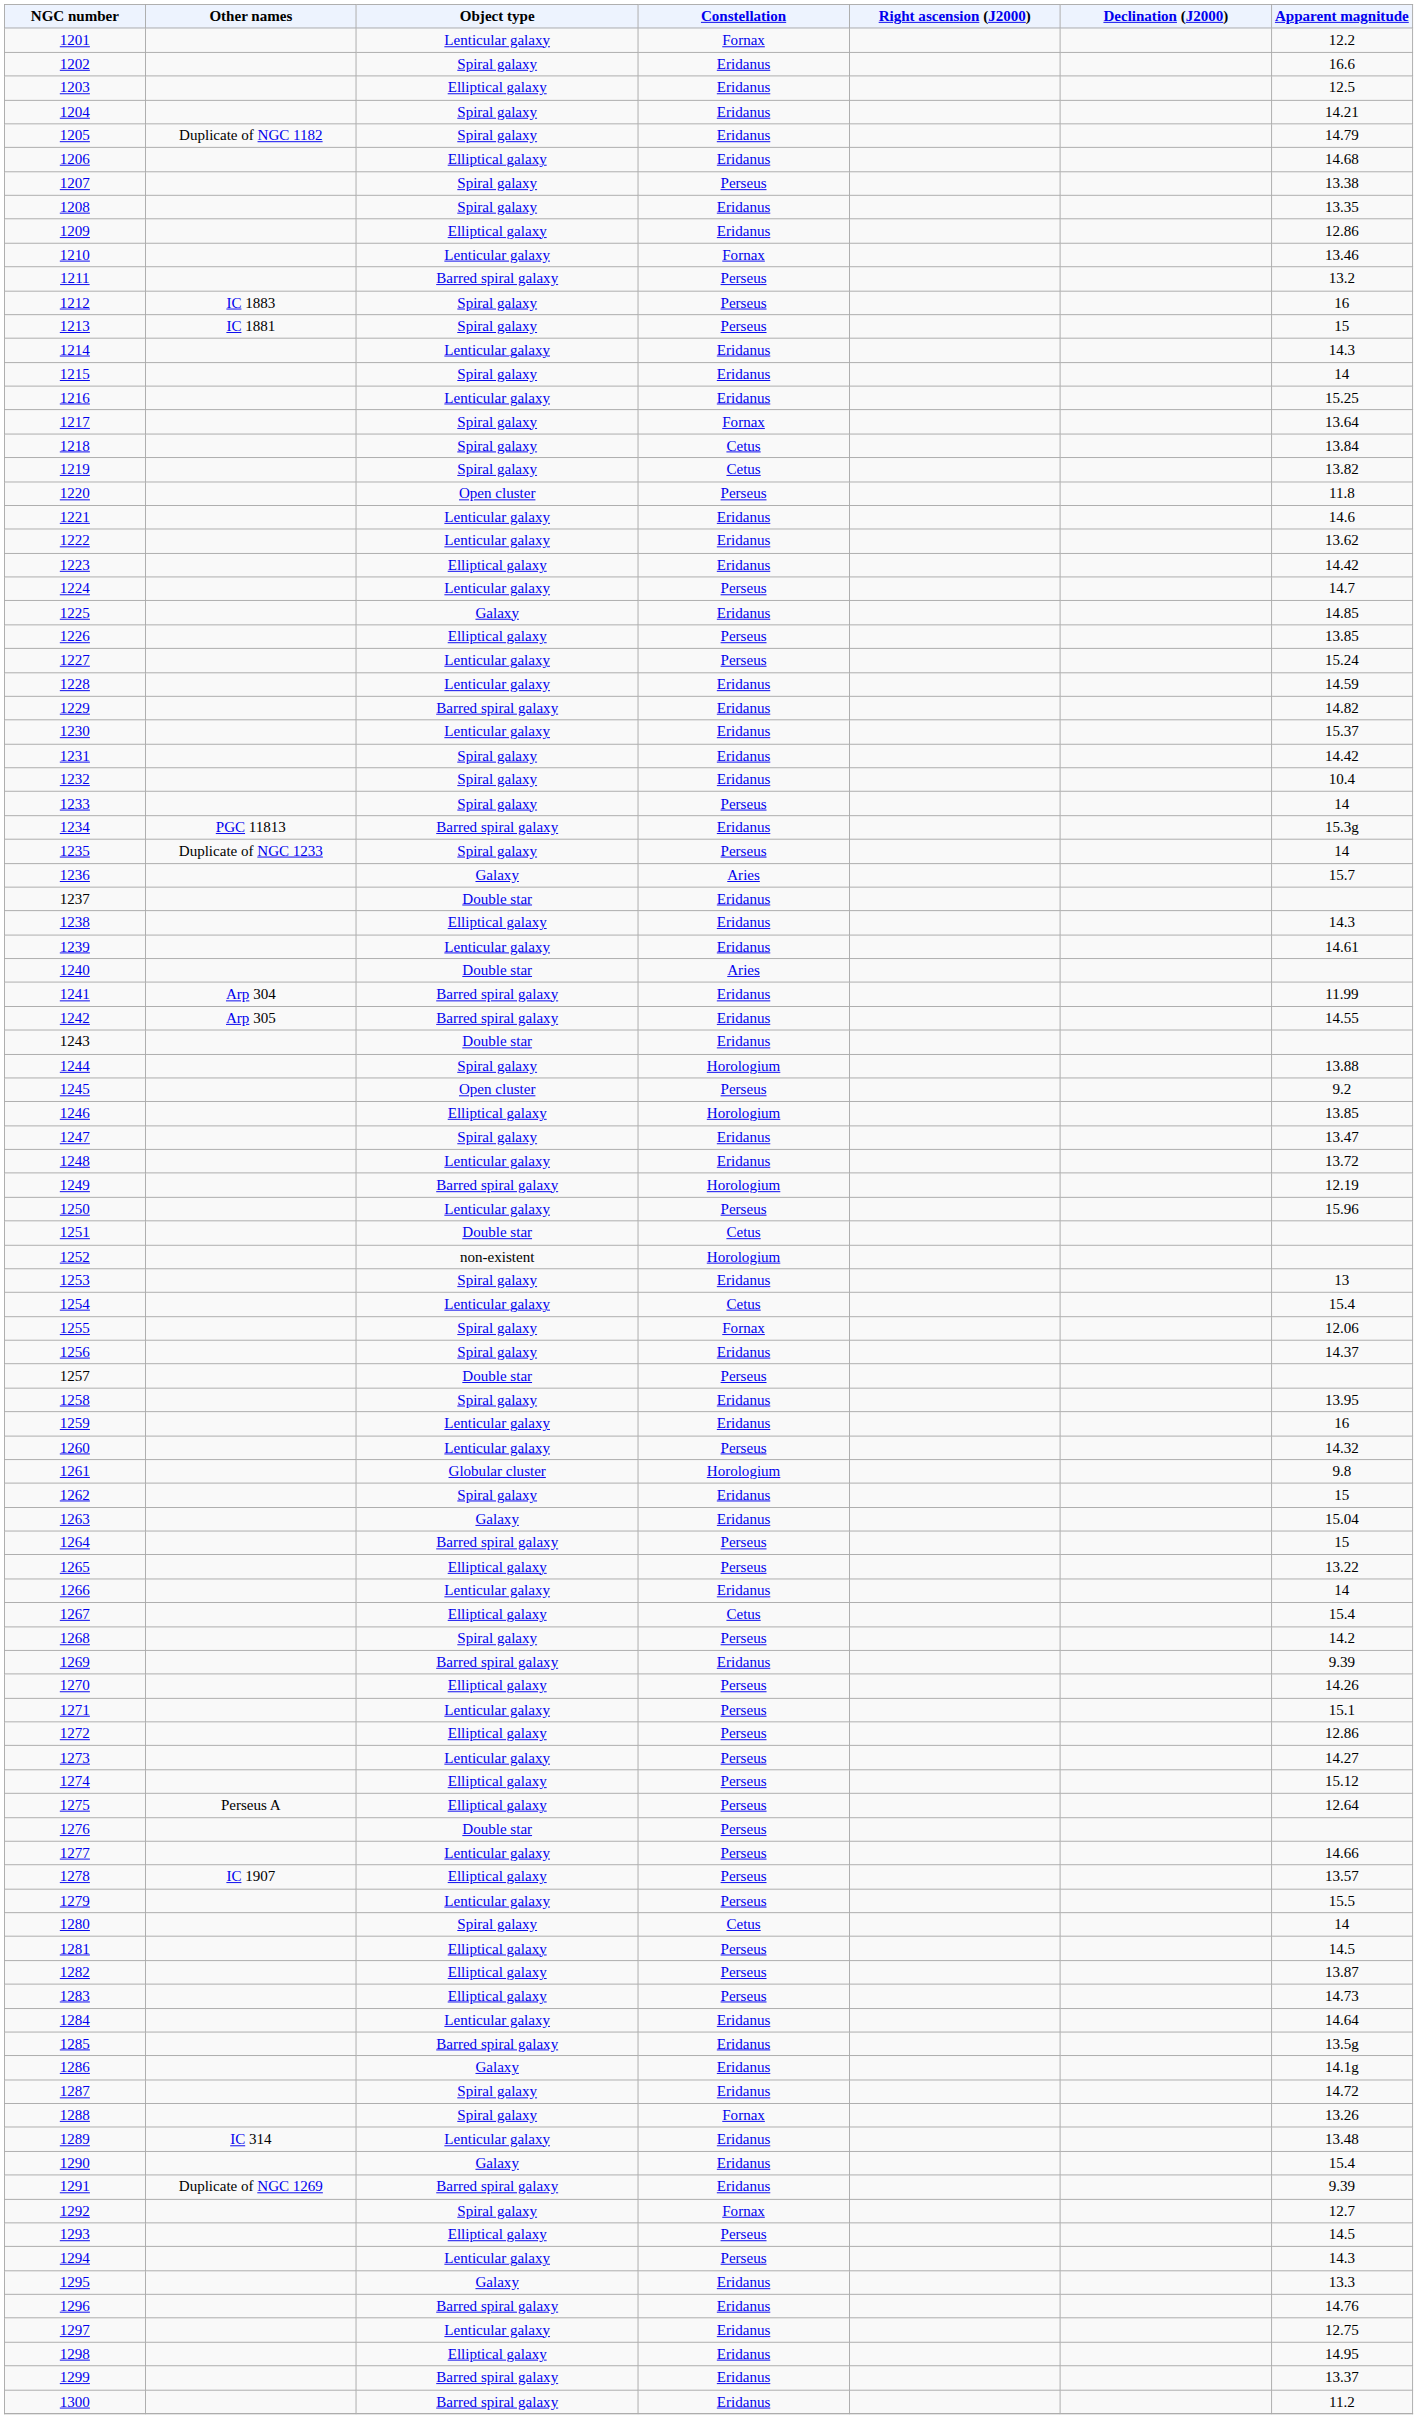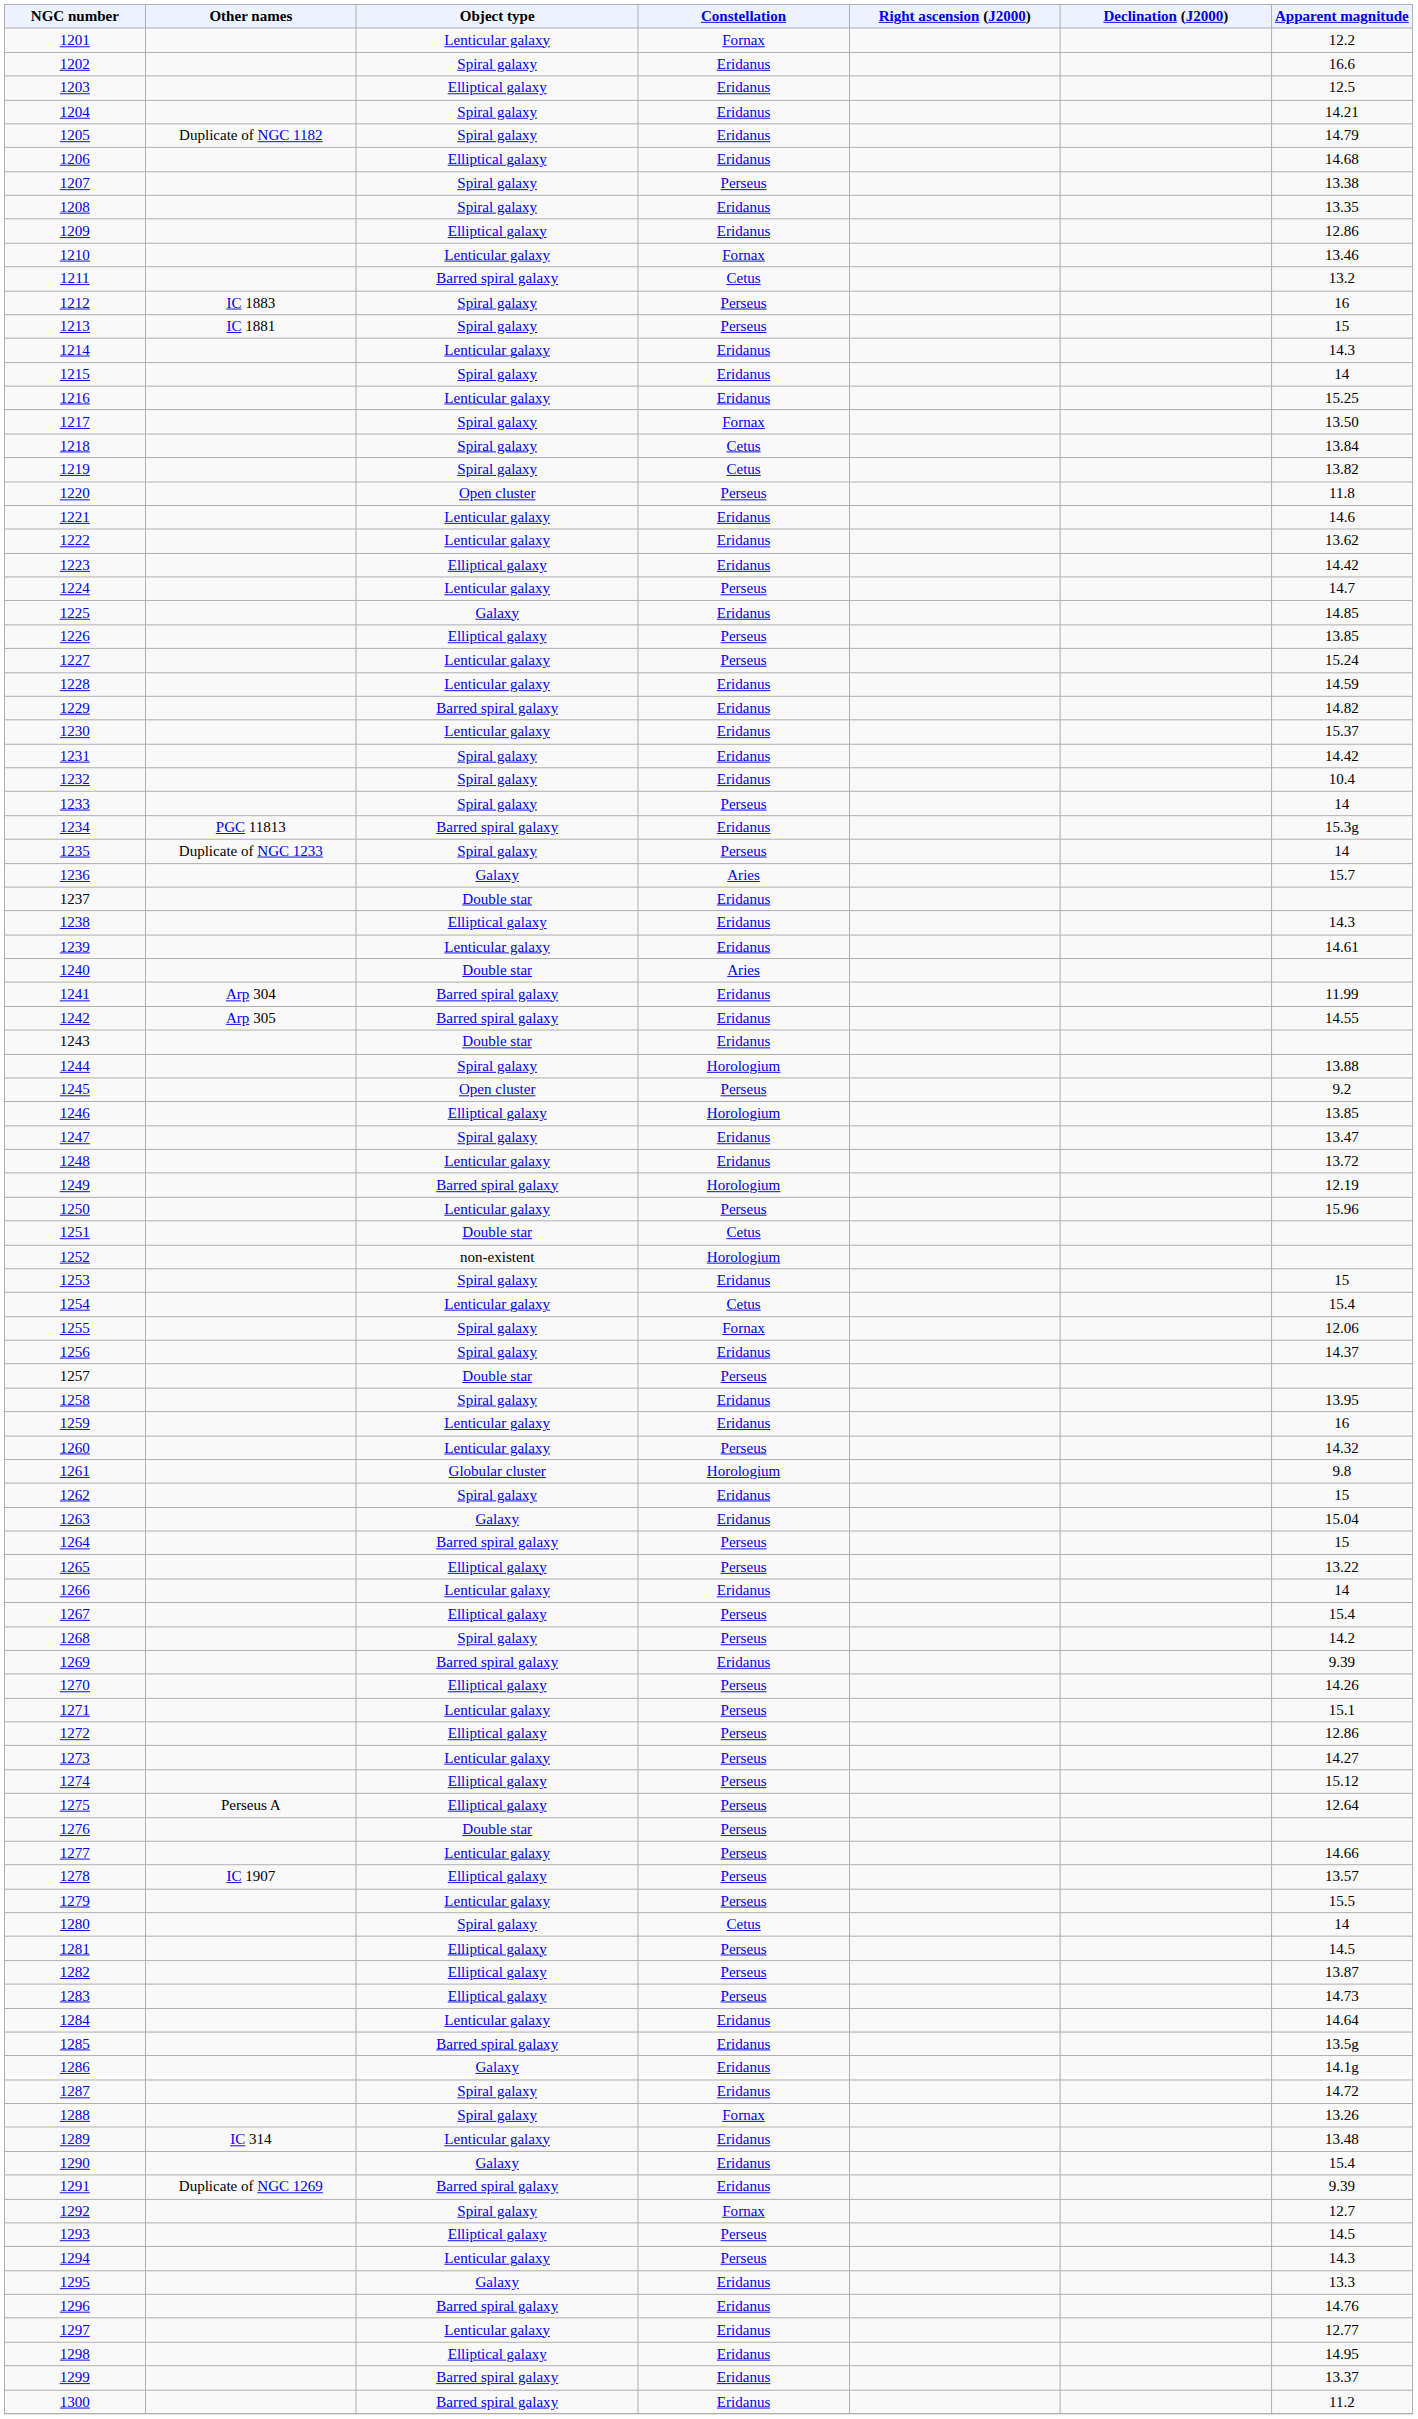(744, 278) Perseus -> (744, 278) Cetus
(1342, 421) 13.64 -> (1342, 421) 13.50
(1342, 1280) 13 -> (1342, 1280) 15
(744, 1614) Cetus -> (744, 1614) Perseus
(1342, 2330) 12.75 -> (1342, 2330) 12.77
